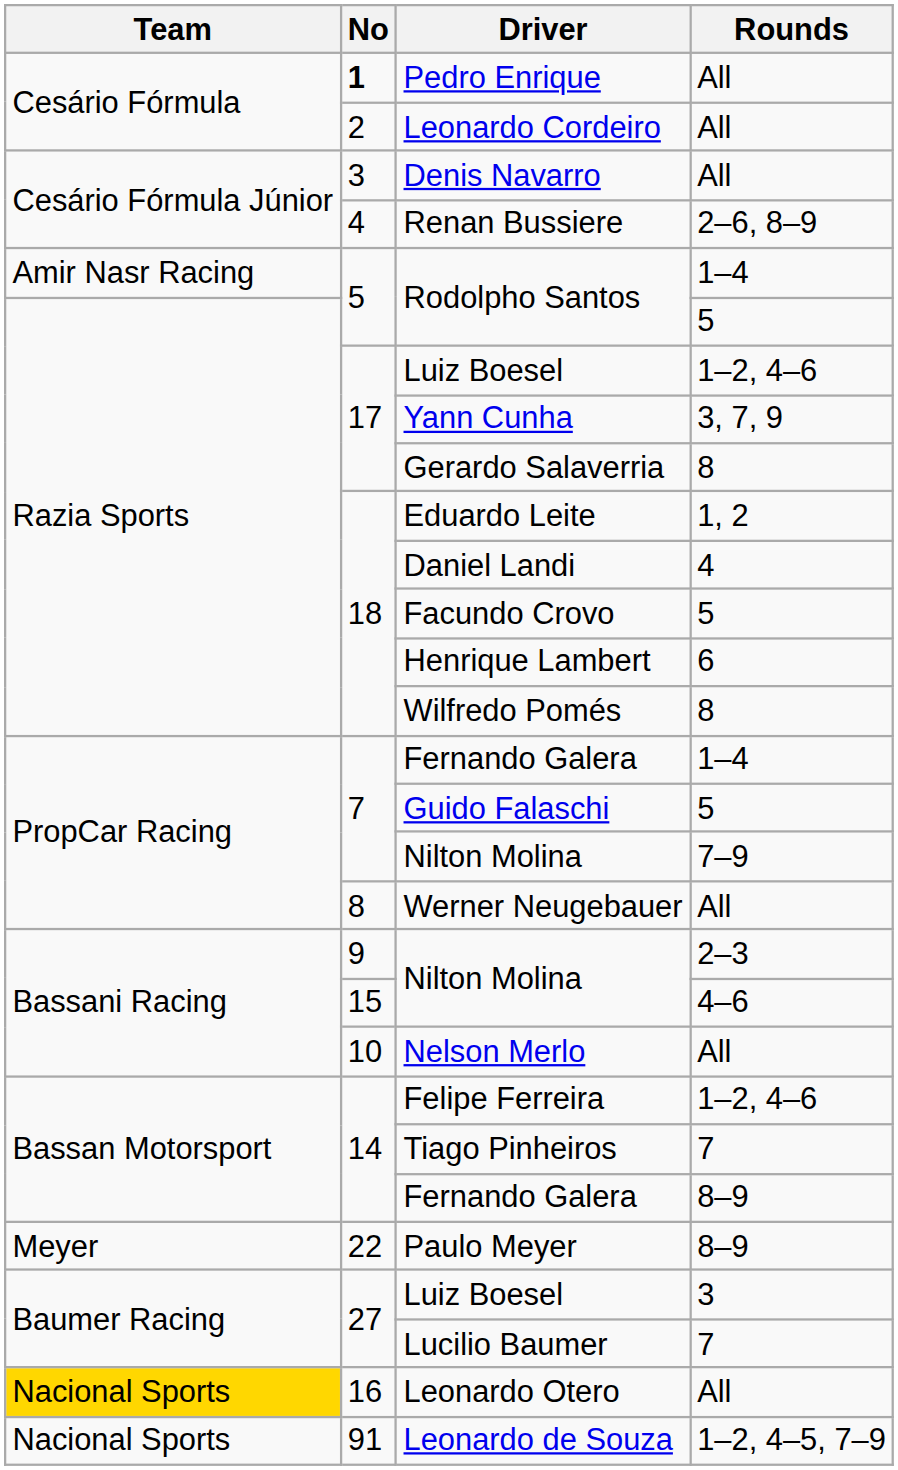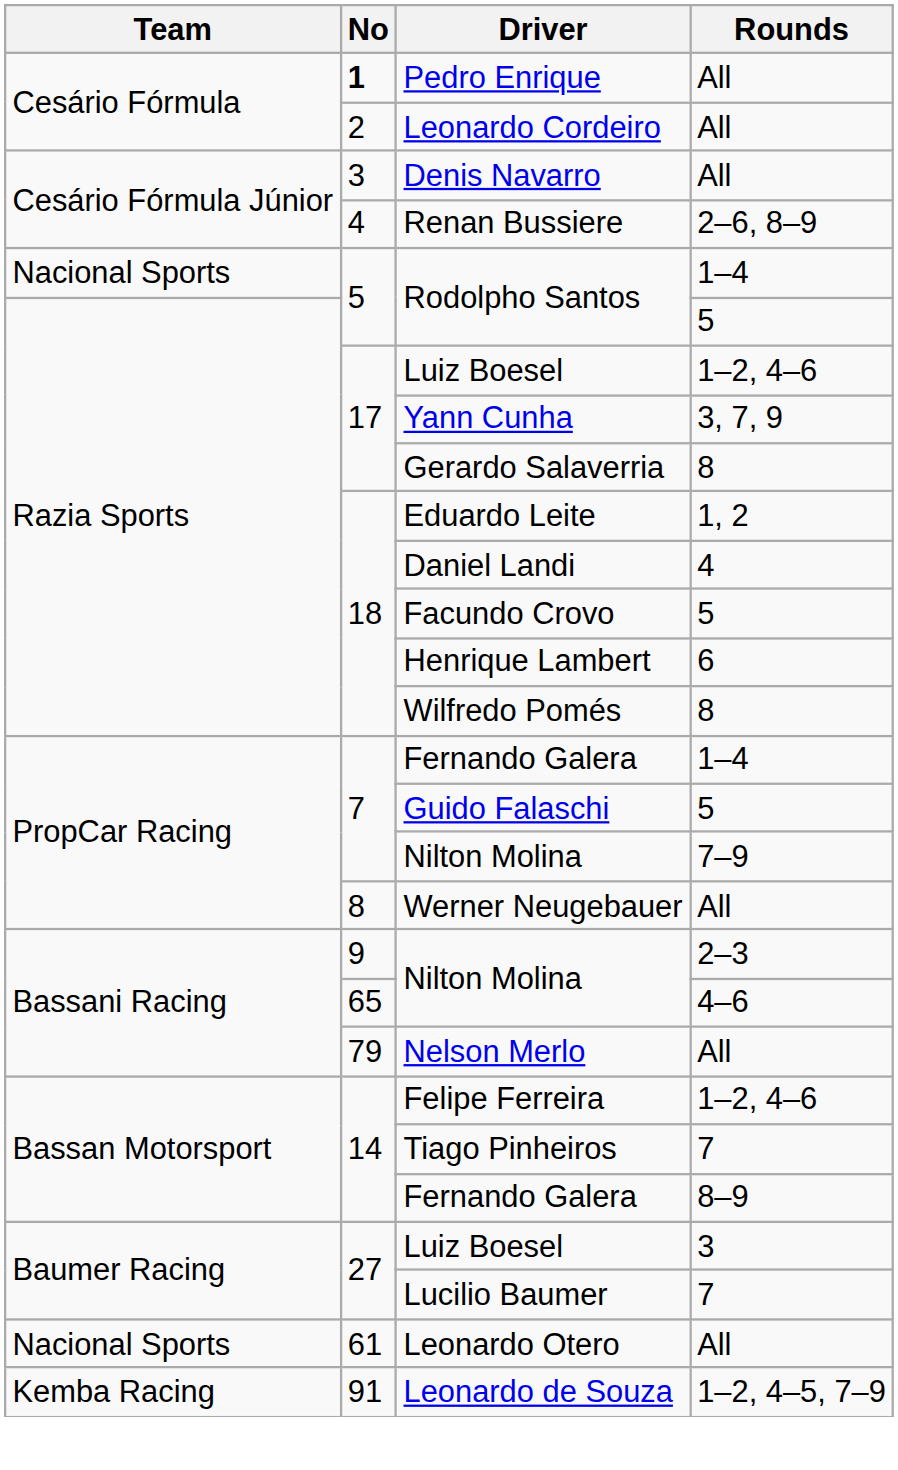(133, 272) Amir Nasr Racing -> (121, 272) Nacional Sports
(365, 1002) 15 -> (365, 1002) 65
(365, 1051) 10 -> (365, 1051) 79
- row: (490, 1246)
(121, 1392) gold background -> (121, 1343) no background
(365, 1392) 16 -> (365, 1343) 61
(121, 1440) Nacional Sports -> (114, 1392) Kemba Racing
